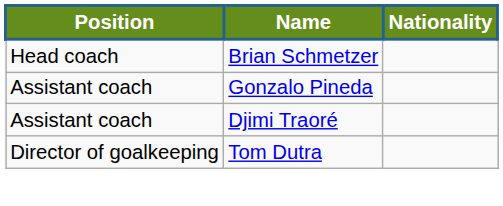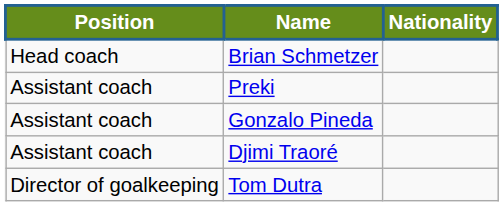+ row: (251, 88)
